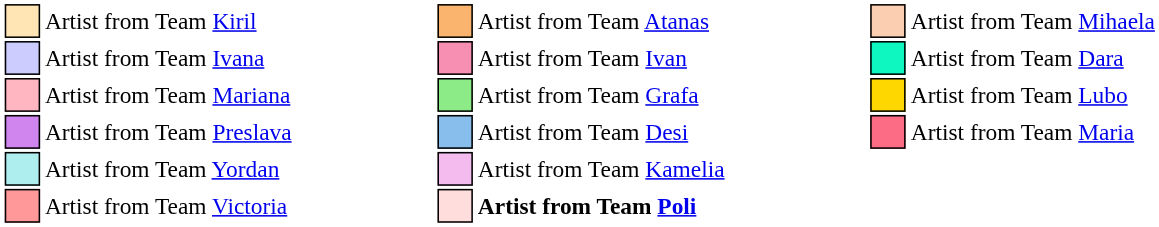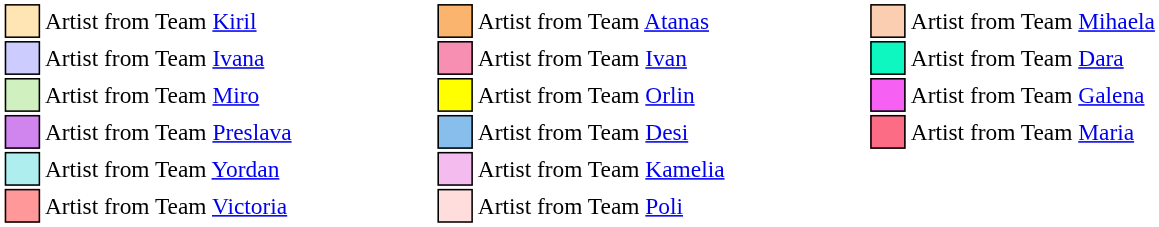+ row: (152, 94)
- row: (168, 94)
(587, 205) bold -> (580, 205) normal
